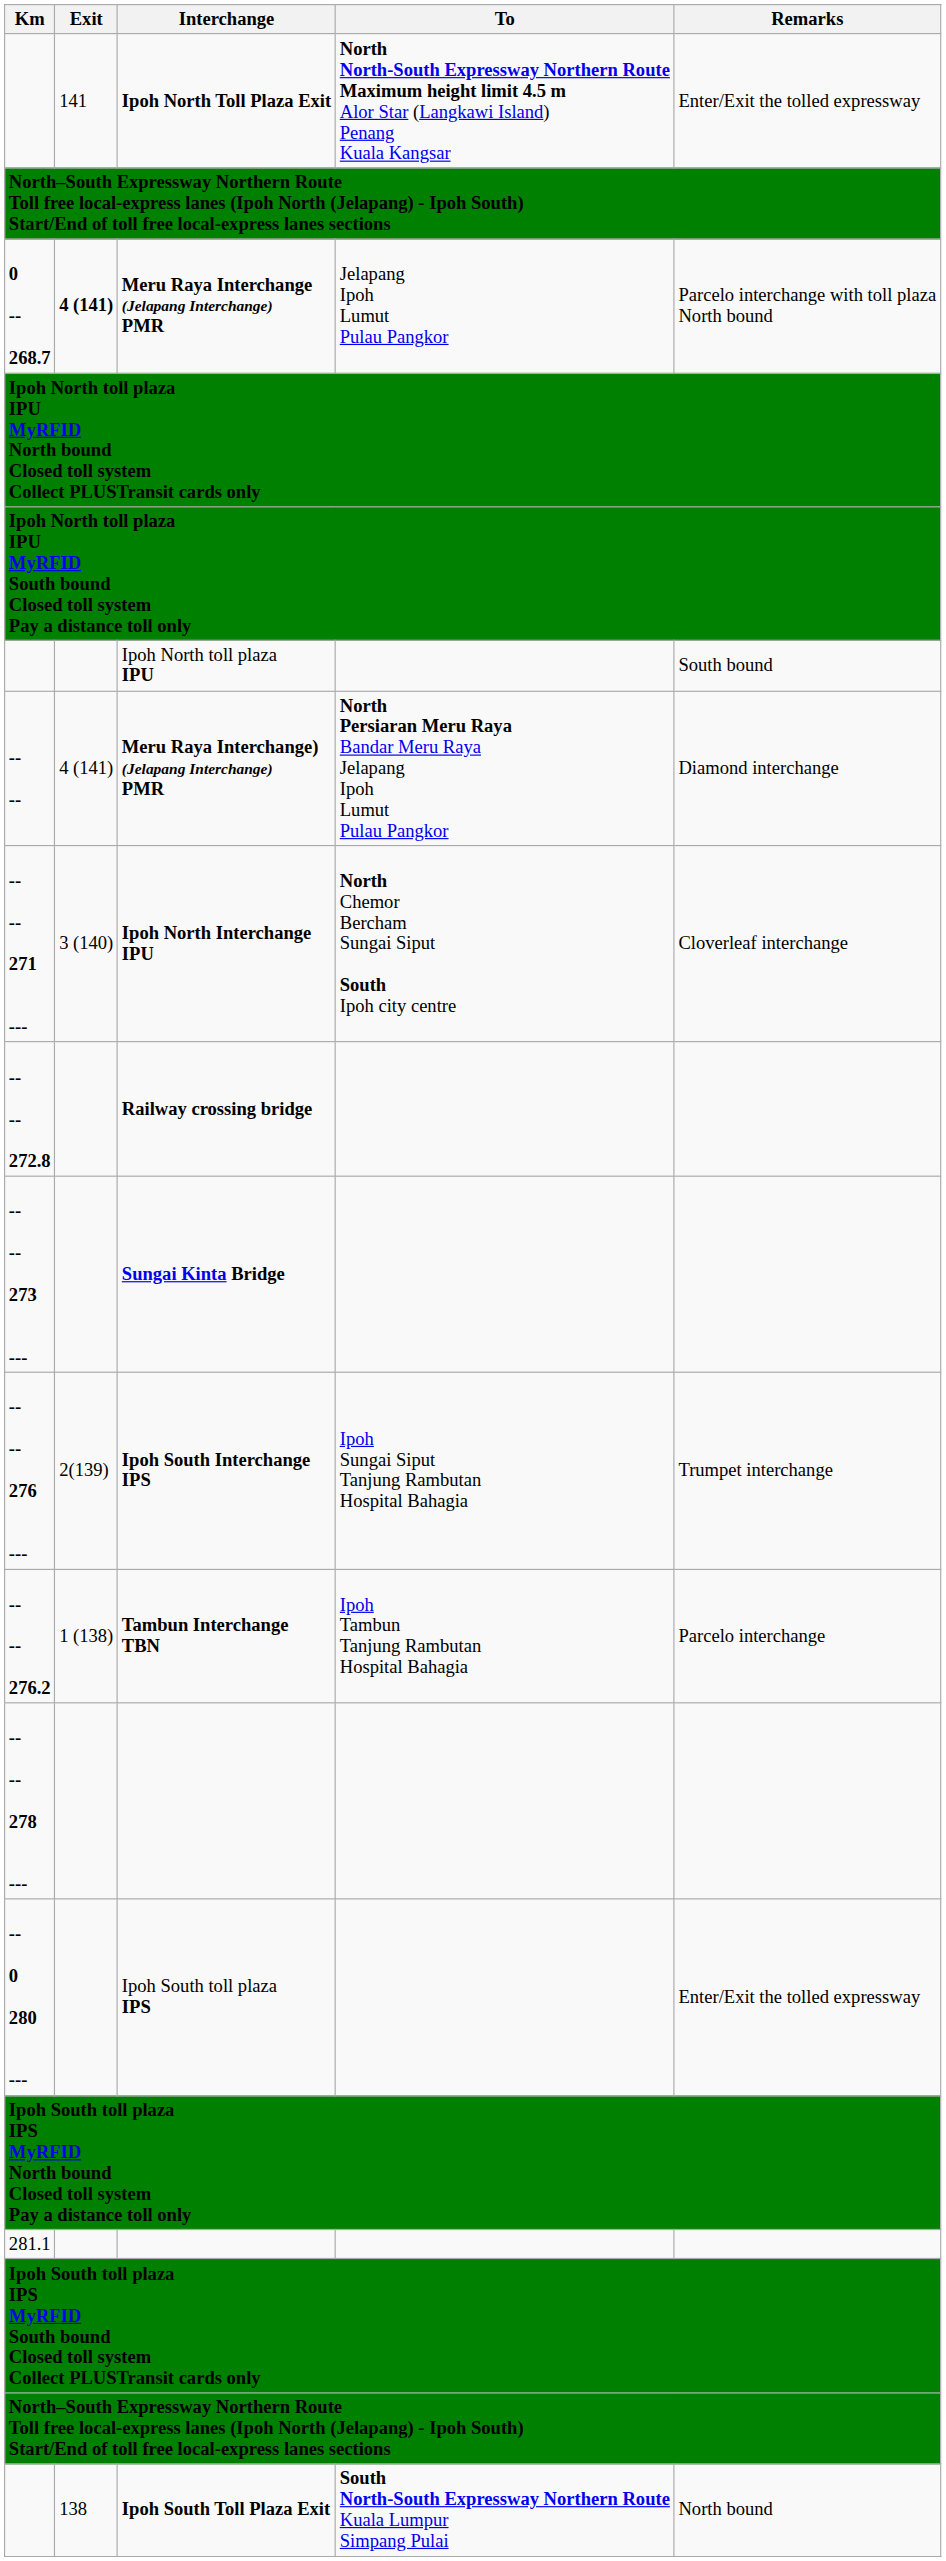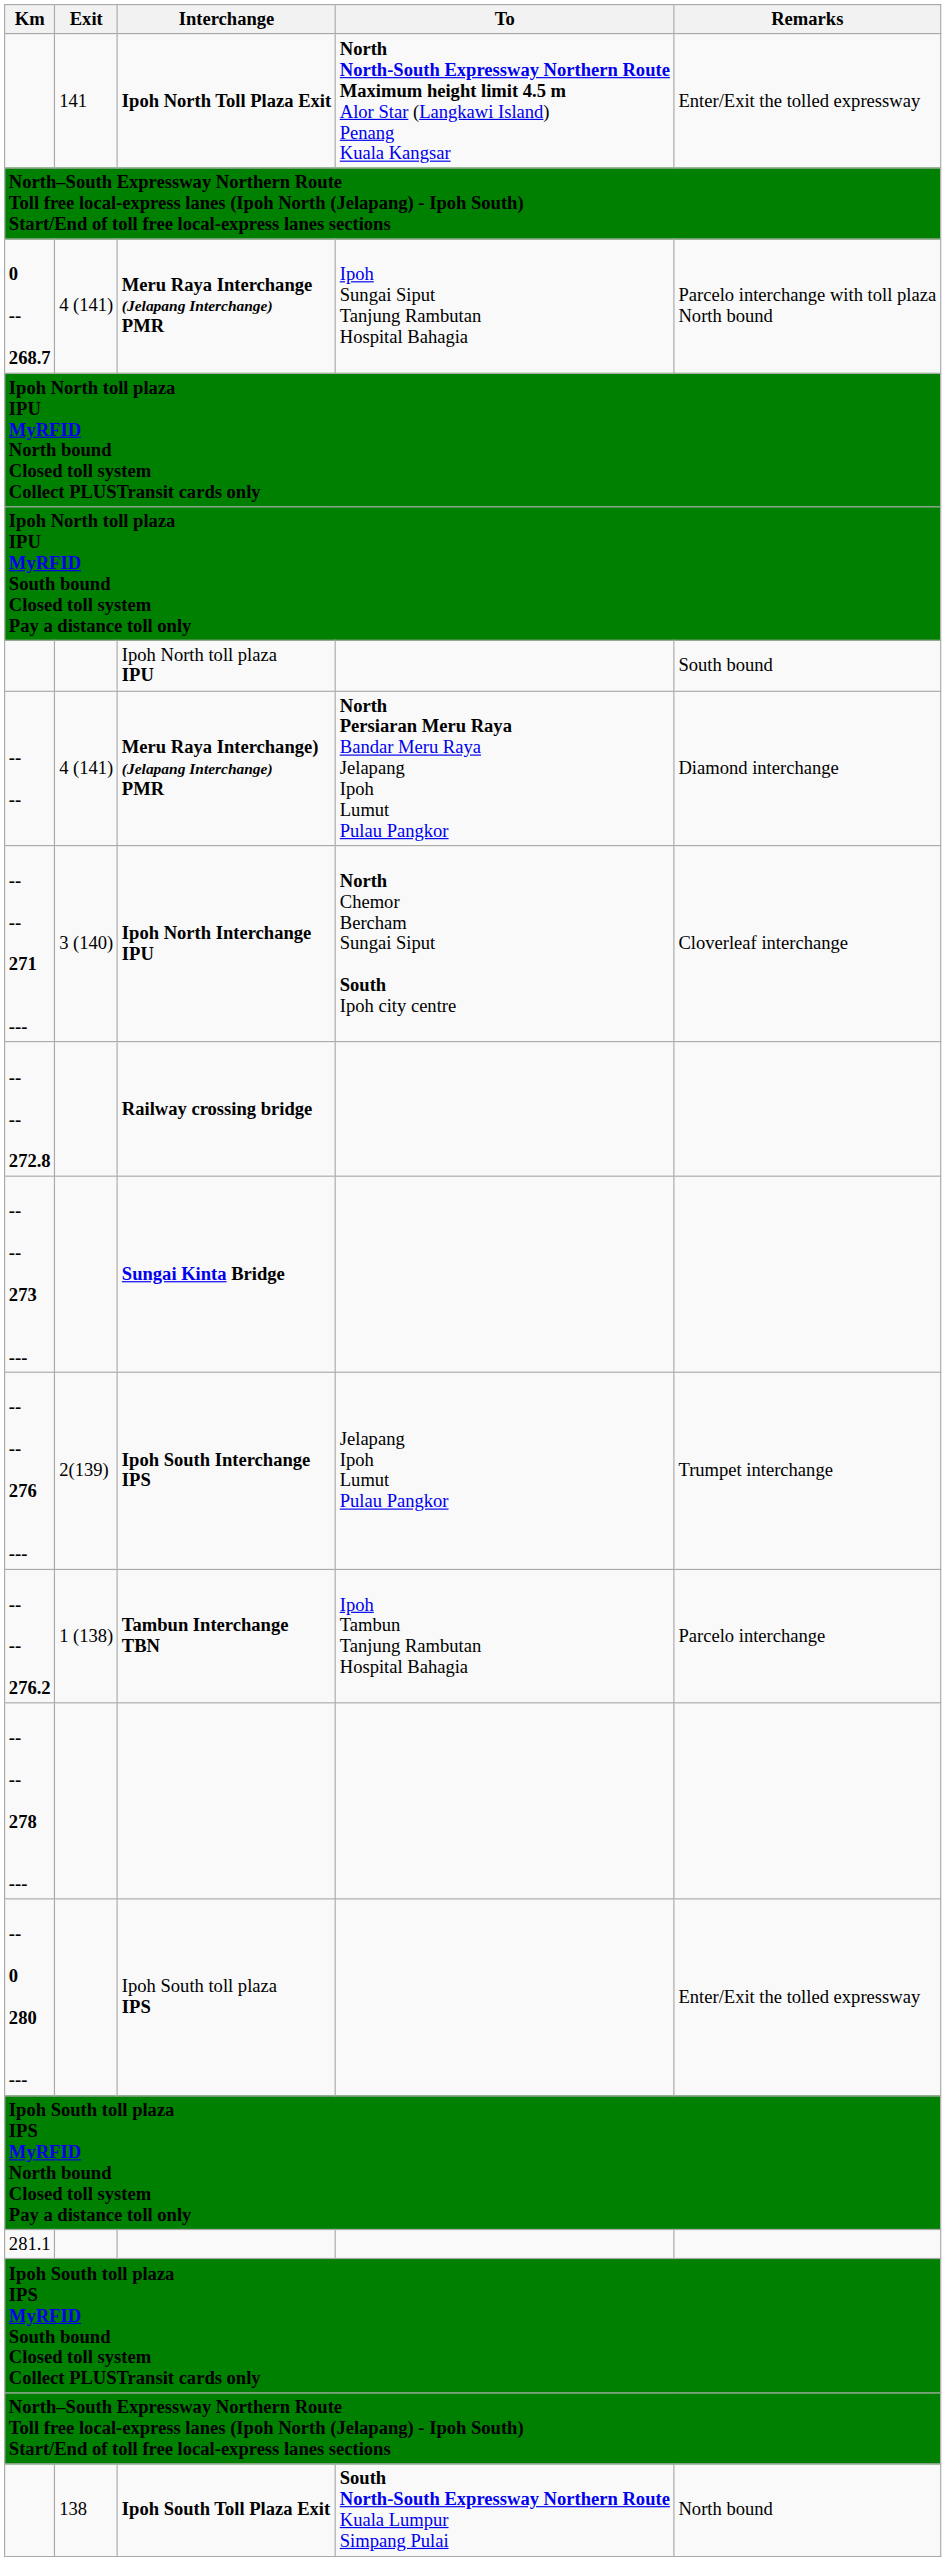(86, 305) bold -> (86, 305) normal
(394, 305) Jelapang Ipoh Lumut Pulau Pangkor -> (411, 305) Ipoh Sungai Siput Tanjung Rambutan Hospital Bahagia
(411, 1470) Ipoh Sungai Siput Tanjung Rambutan Hospital Bahagia -> (394, 1470) Jelapang Ipoh Lumut Pulau Pangkor
